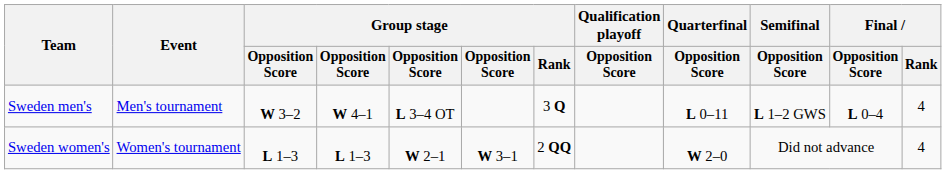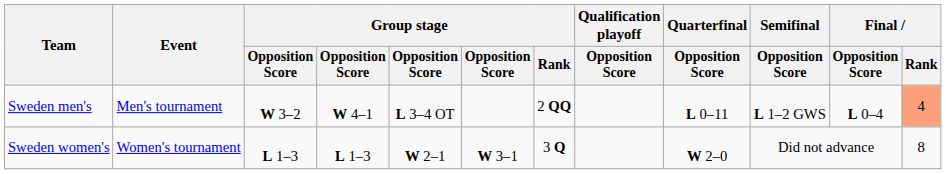(554, 106) 3 Q -> (554, 106) 2 QQ
(921, 106) no background -> (921, 106) lightsalmon background
(554, 148) 2 QQ -> (554, 148) 3 Q
(921, 148) 4 -> (921, 148) 8
